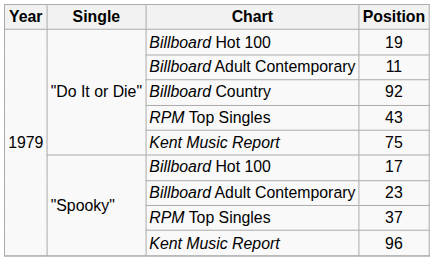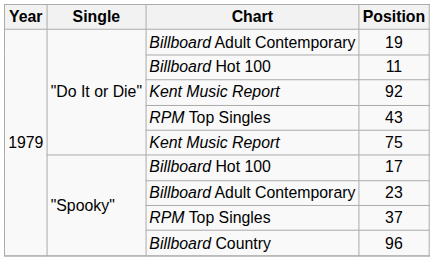(210, 42) Billboard Hot 100 -> (252, 42) Billboard Adult Contemporary
(252, 67) Billboard Adult Contemporary -> (210, 67) Billboard Hot 100
(210, 92) Billboard Country -> (214, 92) Kent Music Report
(214, 243) Kent Music Report -> (210, 243) Billboard Country
